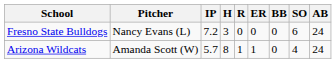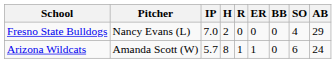(211, 31) 7.2 -> (211, 31) 7.0
(226, 31) 3 -> (226, 31) 2
(295, 31) 6 -> (295, 31) 4
(318, 31) 24 -> (318, 31) 29
(295, 49) 4 -> (295, 49) 6
